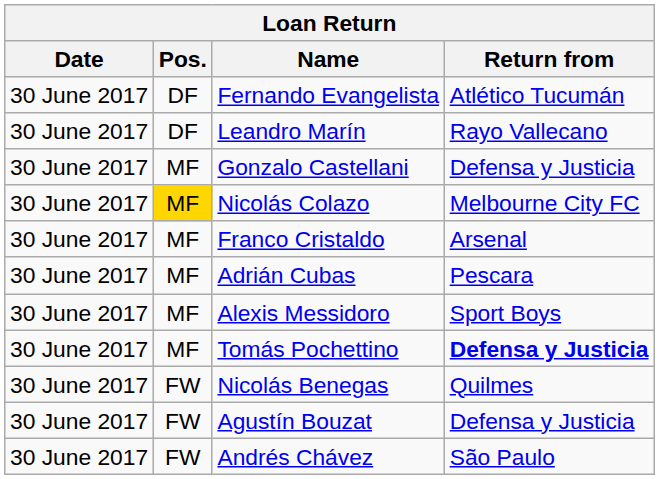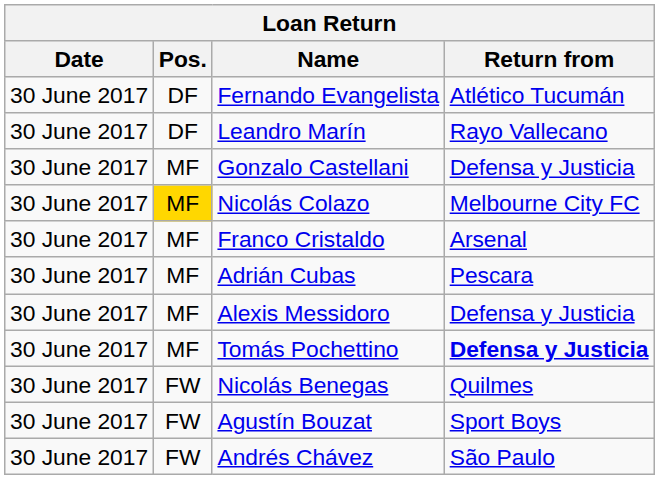(505, 312) Sport Boys -> (542, 312) Defensa y Justicia
(542, 420) Defensa y Justicia -> (505, 420) Sport Boys
